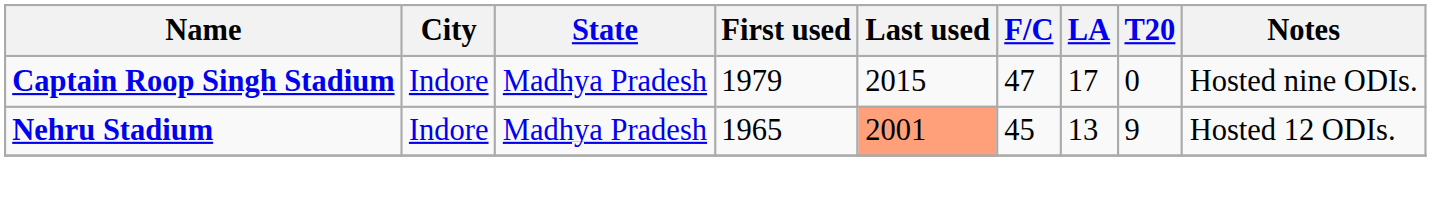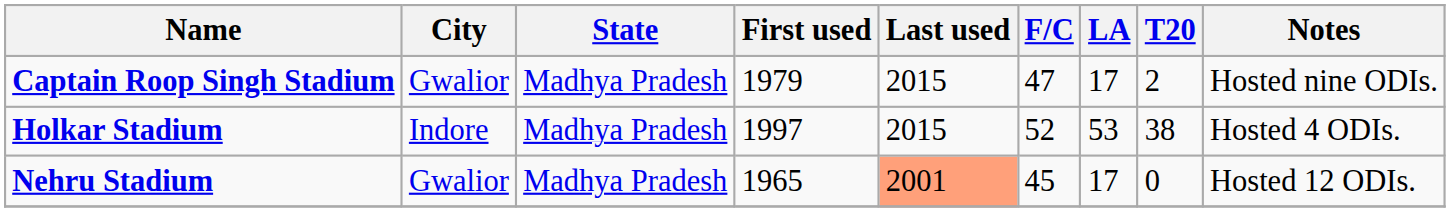(449, 80) Indore -> (459, 80) Gwalior
(1132, 80) 0 -> (1152, 80) 2
+ row: (117, 130)
(449, 130) Indore -> (459, 181) Gwalior
(1083, 130) 13 -> (1103, 181) 17
(1132, 130) 9 -> (1152, 181) 0
